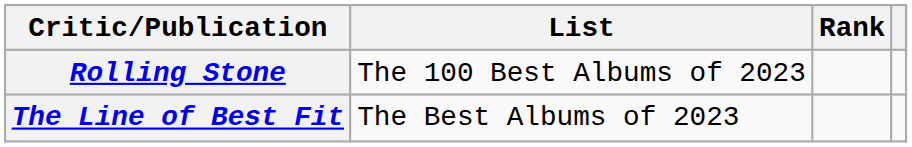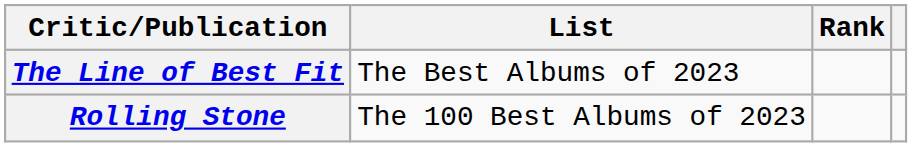rows swapped: (178, 73) <-> (178, 118)
